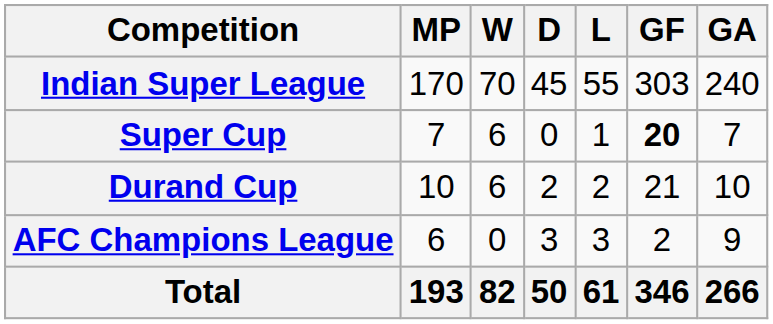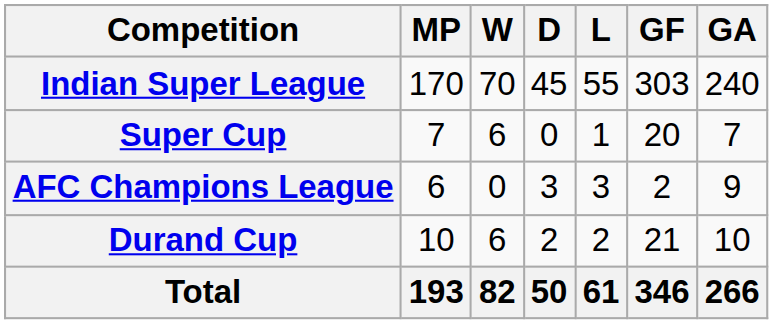(662, 135) bold -> (662, 135) normal
rows swapped: (203, 239) <-> (203, 187)
